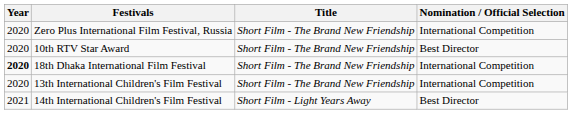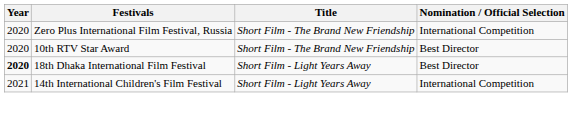(326, 65) Short Film - The Brand New Friendship -> (304, 65) Short Film - Light Years Away
(477, 65) International Competition -> (449, 65) Best Director
- row: (128, 83)
(449, 100) Best Director -> (477, 83) International Competition
